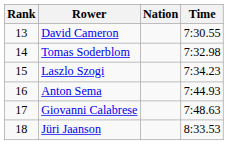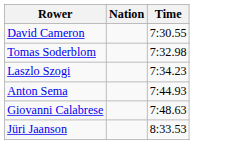- column: (21, 14)
